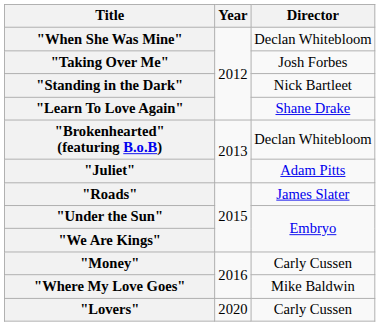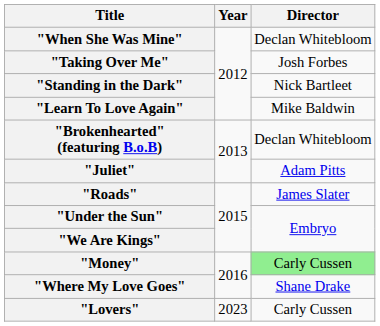(313, 108) Shane Drake -> (313, 108) Mike Baldwin
(313, 263) no background -> (313, 263) lightgreen background
(313, 286) Mike Baldwin -> (313, 286) Shane Drake
(233, 309) 2020 -> (233, 309) 2023
